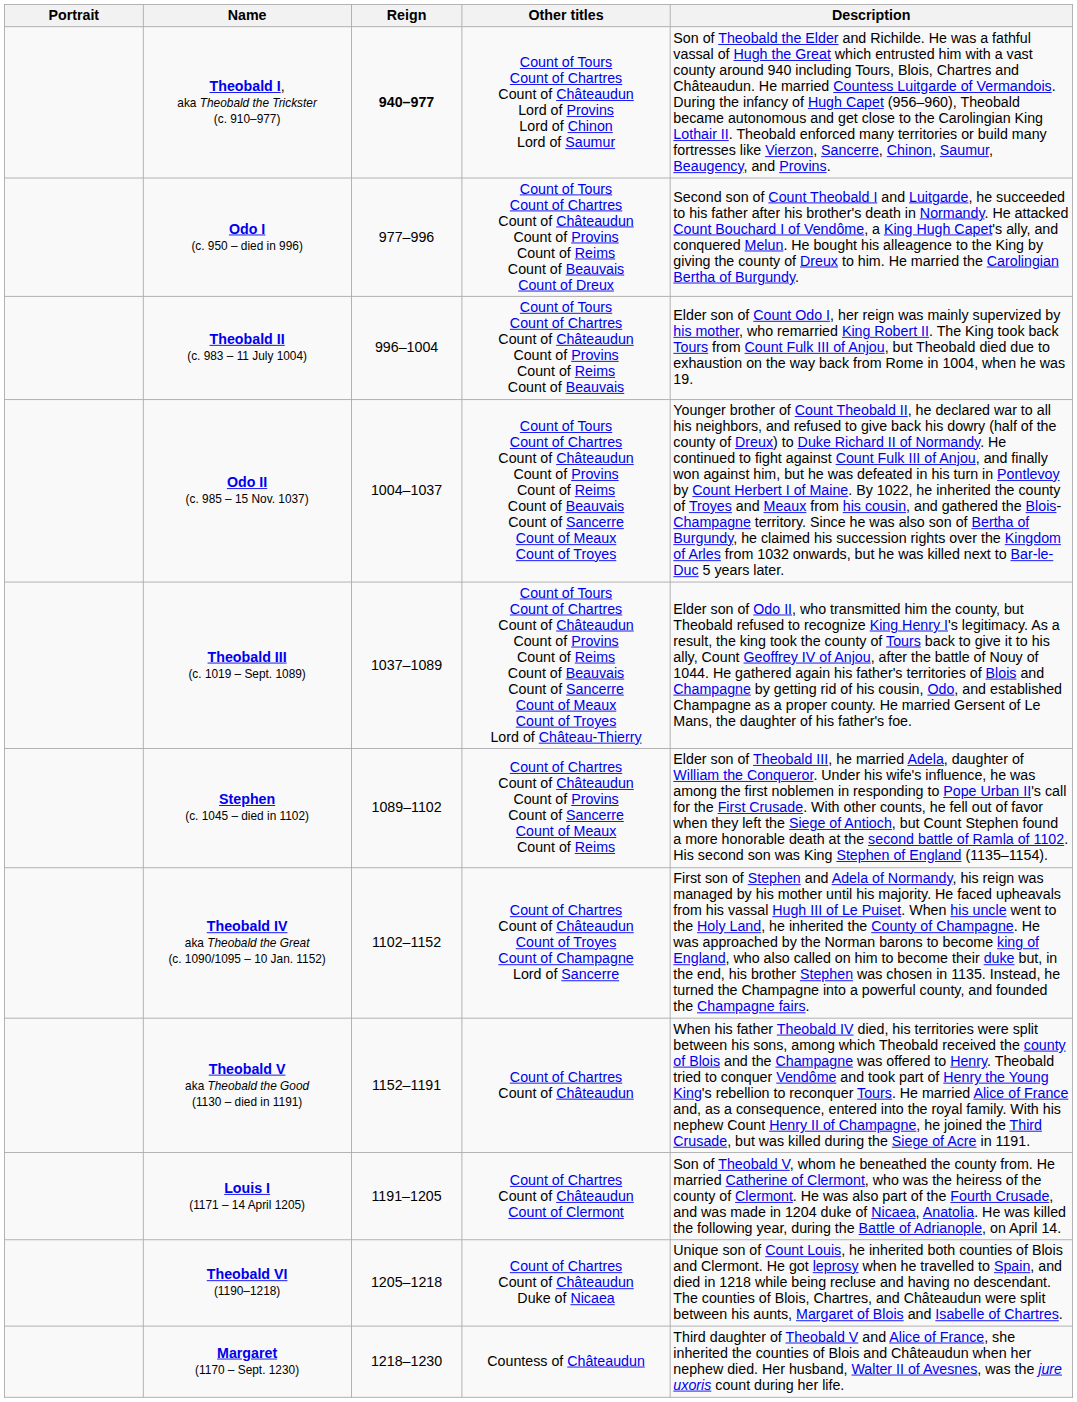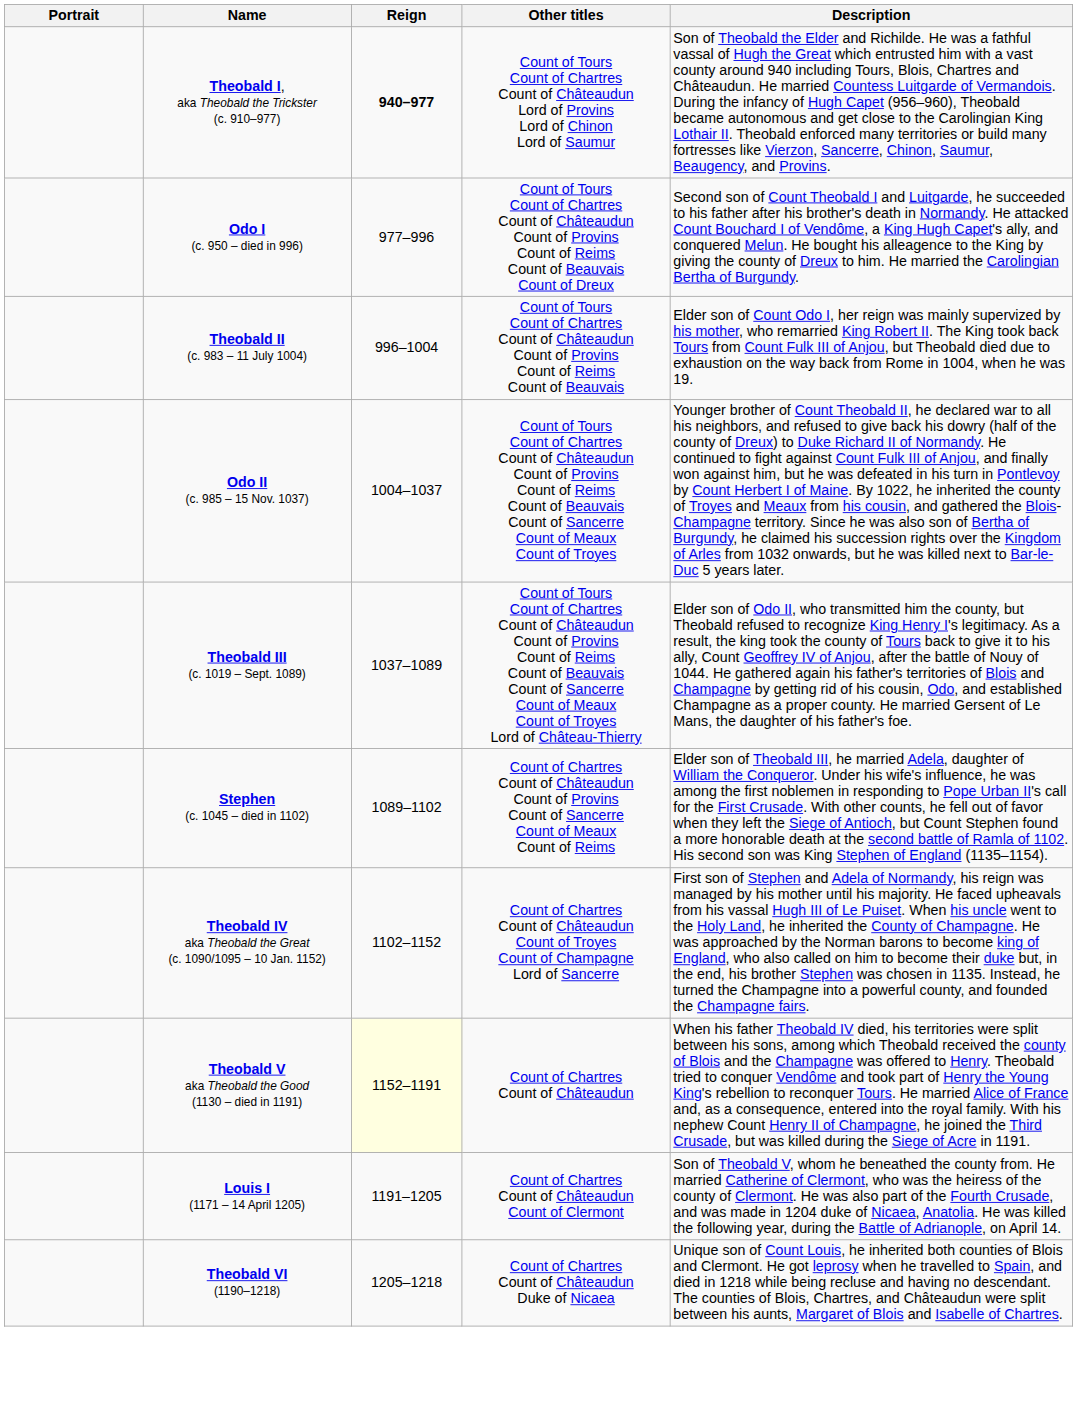(407, 1085) no background -> (407, 1085) lightyellow background
- row: (247, 1361)
